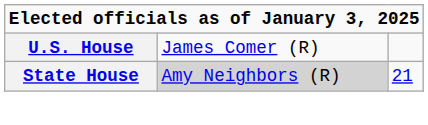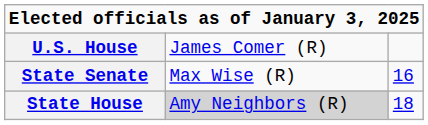+ row: (85, 76)
(402, 76) 21 -> (403, 105) 18
